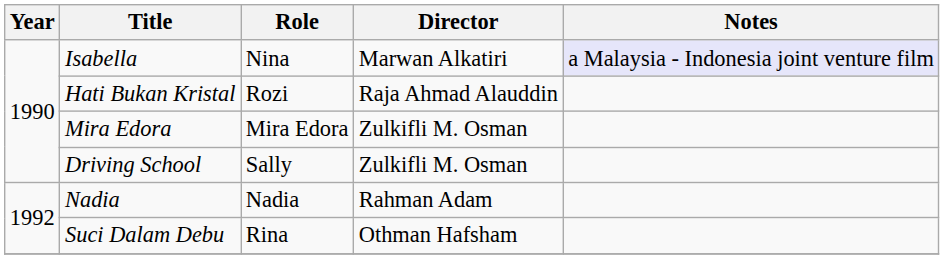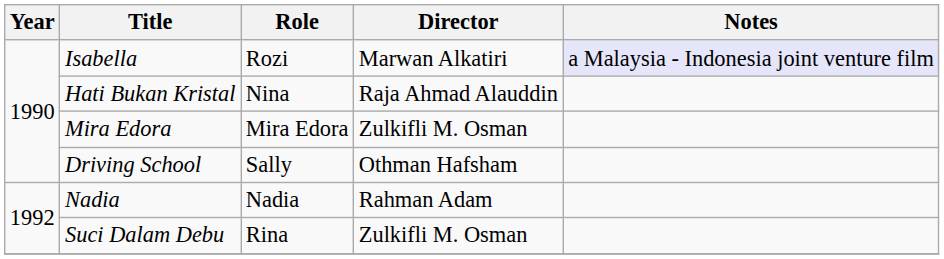(268, 57) Nina -> (267, 57) Rozi
(267, 93) Rozi -> (268, 93) Nina
(443, 164) Zulkifli M. Osman -> (438, 164) Othman Hafsham
(438, 235) Othman Hafsham -> (443, 235) Zulkifli M. Osman
